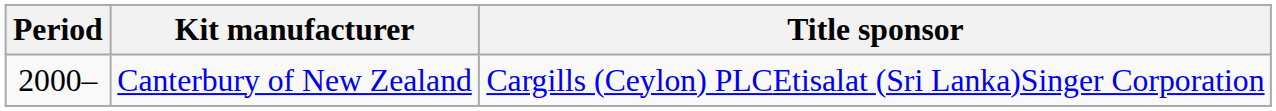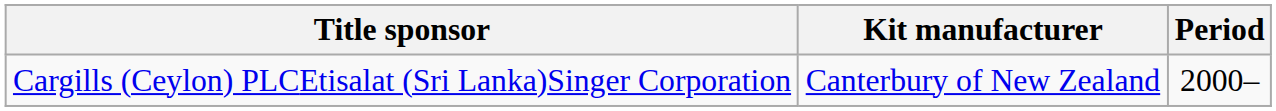columns swapped: (58, 29) <-> (875, 29)
